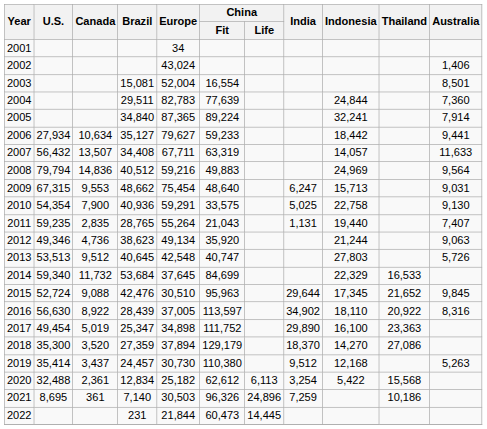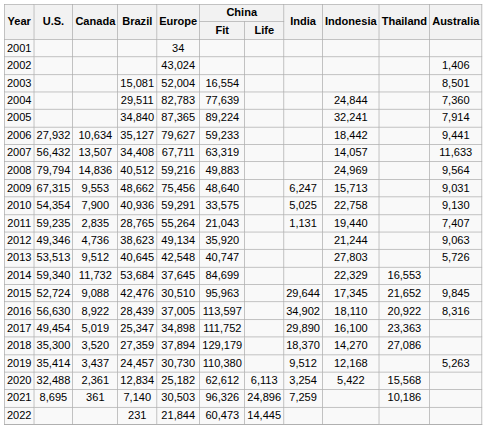(53, 135) 27,934 -> (53, 135) 27,932
(178, 188) 75,454 -> (178, 188) 75,456
(404, 275) 16,533 -> (404, 275) 16,553
